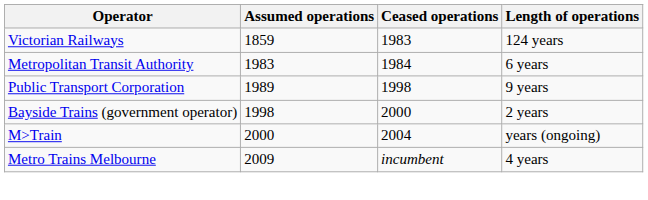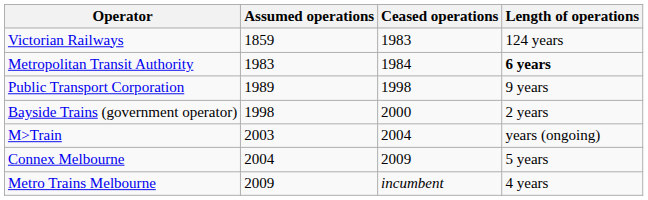(527, 64) normal -> (528, 64) bold
(259, 135) 2000 -> (259, 135) 2003
+ row: (66, 159)
